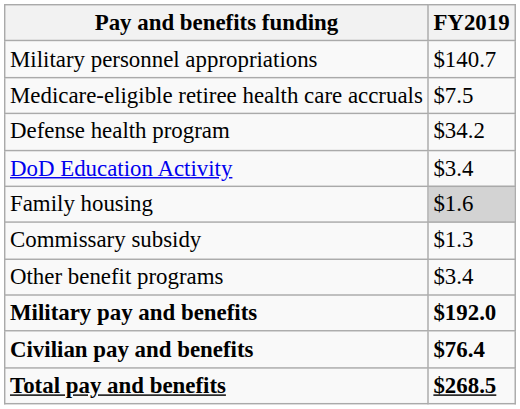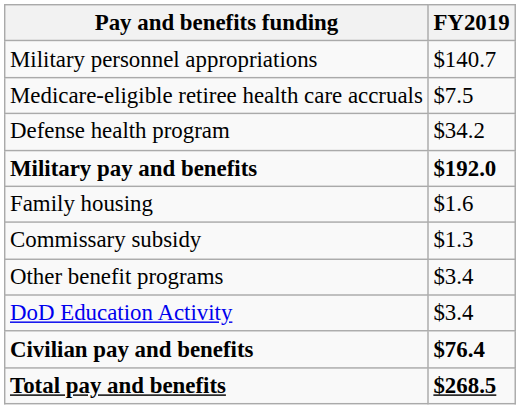rows swapped: (121, 167) <-> (134, 312)
(453, 204) lightgrey background -> (453, 204) no background
